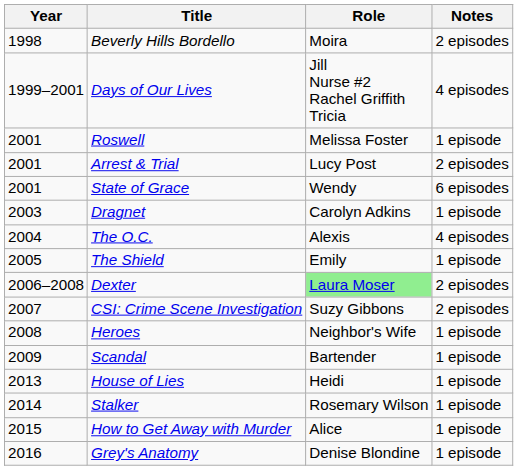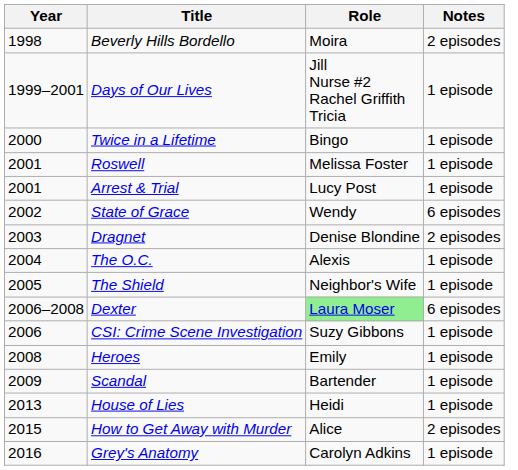(472, 90) 4 episodes -> (460, 90) 1 episode
+ row: (153, 140)
(472, 164) 2 episodes -> (460, 188) 1 episode
(25, 188) 2001 -> (25, 212) 2002
(360, 212) Carolyn Adkins -> (365, 236) Denise Blondine
(468, 212) 1 episode -> (464, 236) 2 episodes
(472, 236) 4 episodes -> (460, 260) 1 episode
(328, 260) Emily -> (363, 284) Neighbor's Wife
(472, 284) 2 episodes -> (464, 308) 6 episodes
(25, 308) 2007 -> (25, 333) 2006
(472, 308) 2 episodes -> (460, 333) 1 episode
(363, 333) Neighbor's Wife -> (328, 357) Emily
- row: (115, 405)
(468, 429) 1 episode -> (464, 429) 2 episodes
(365, 453) Denise Blondine -> (360, 453) Carolyn Adkins
